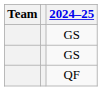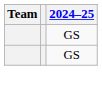- row: (22, 75)
